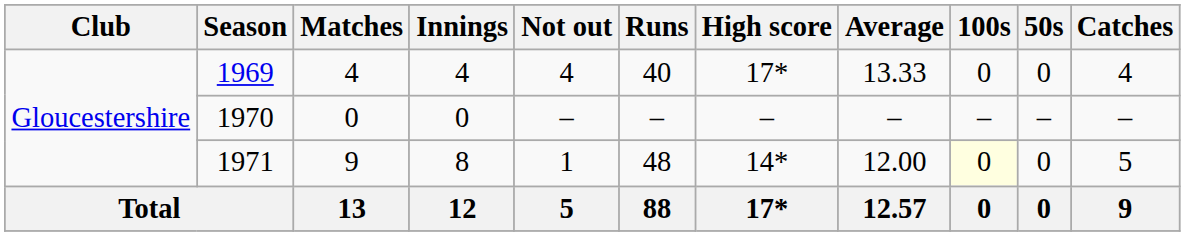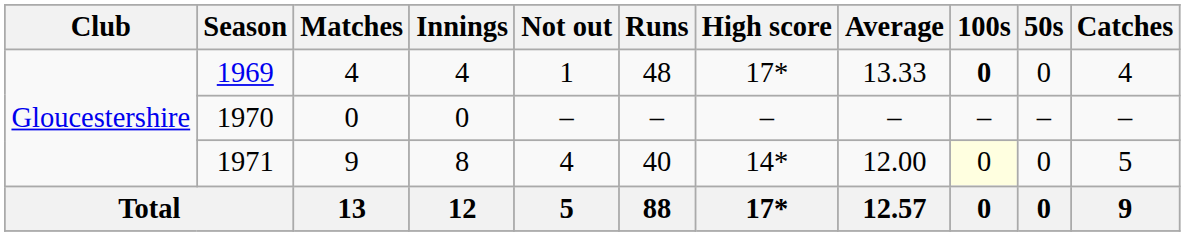(567, 72) 4 -> (567, 72) 1
(657, 72) 40 -> (657, 72) 48
(984, 72) normal -> (984, 72) bold
(567, 162) 1 -> (567, 162) 4
(657, 162) 48 -> (657, 162) 40
